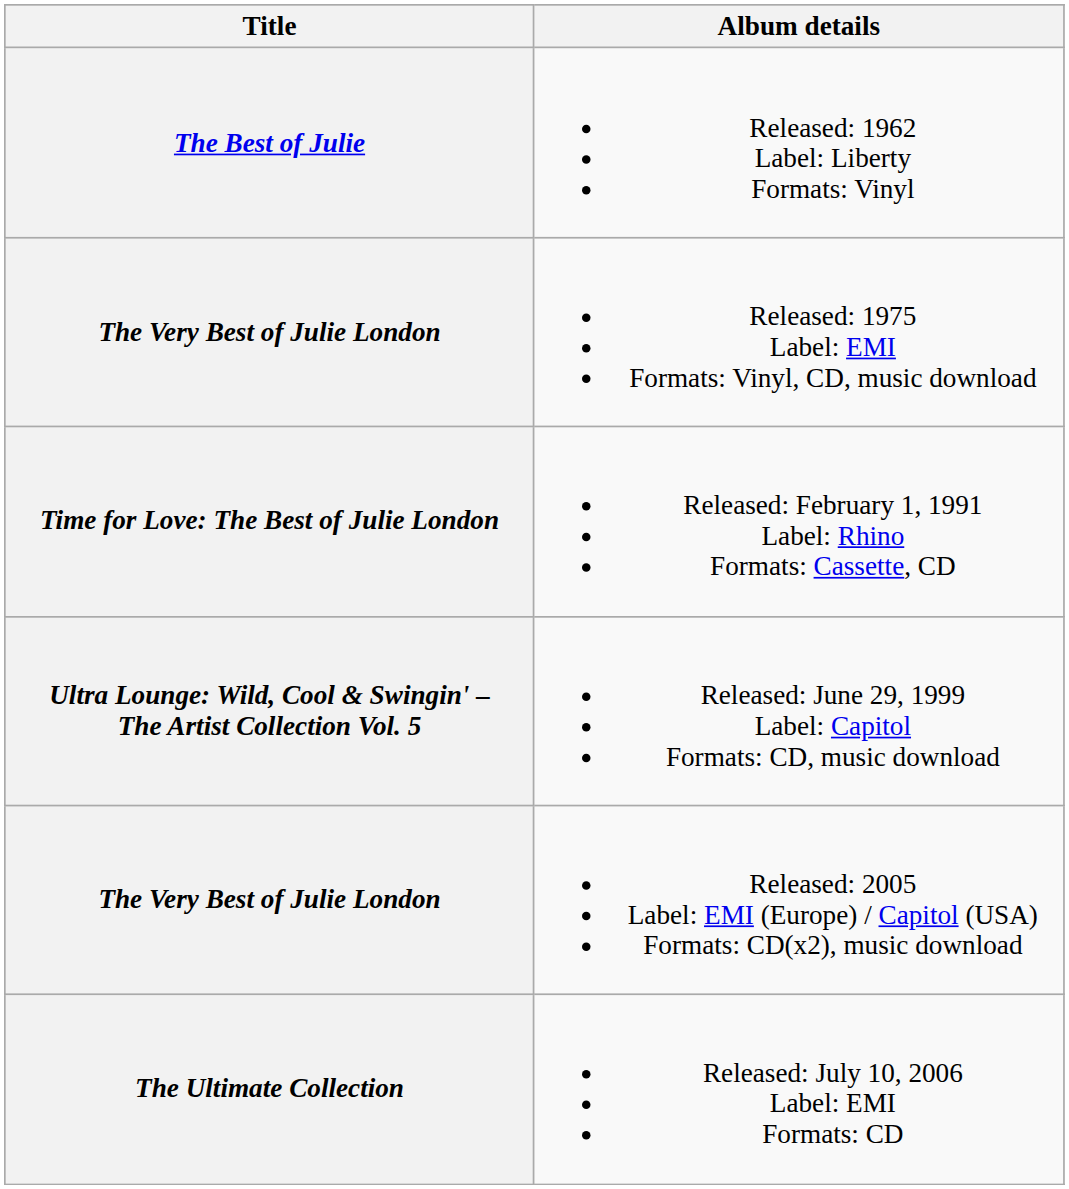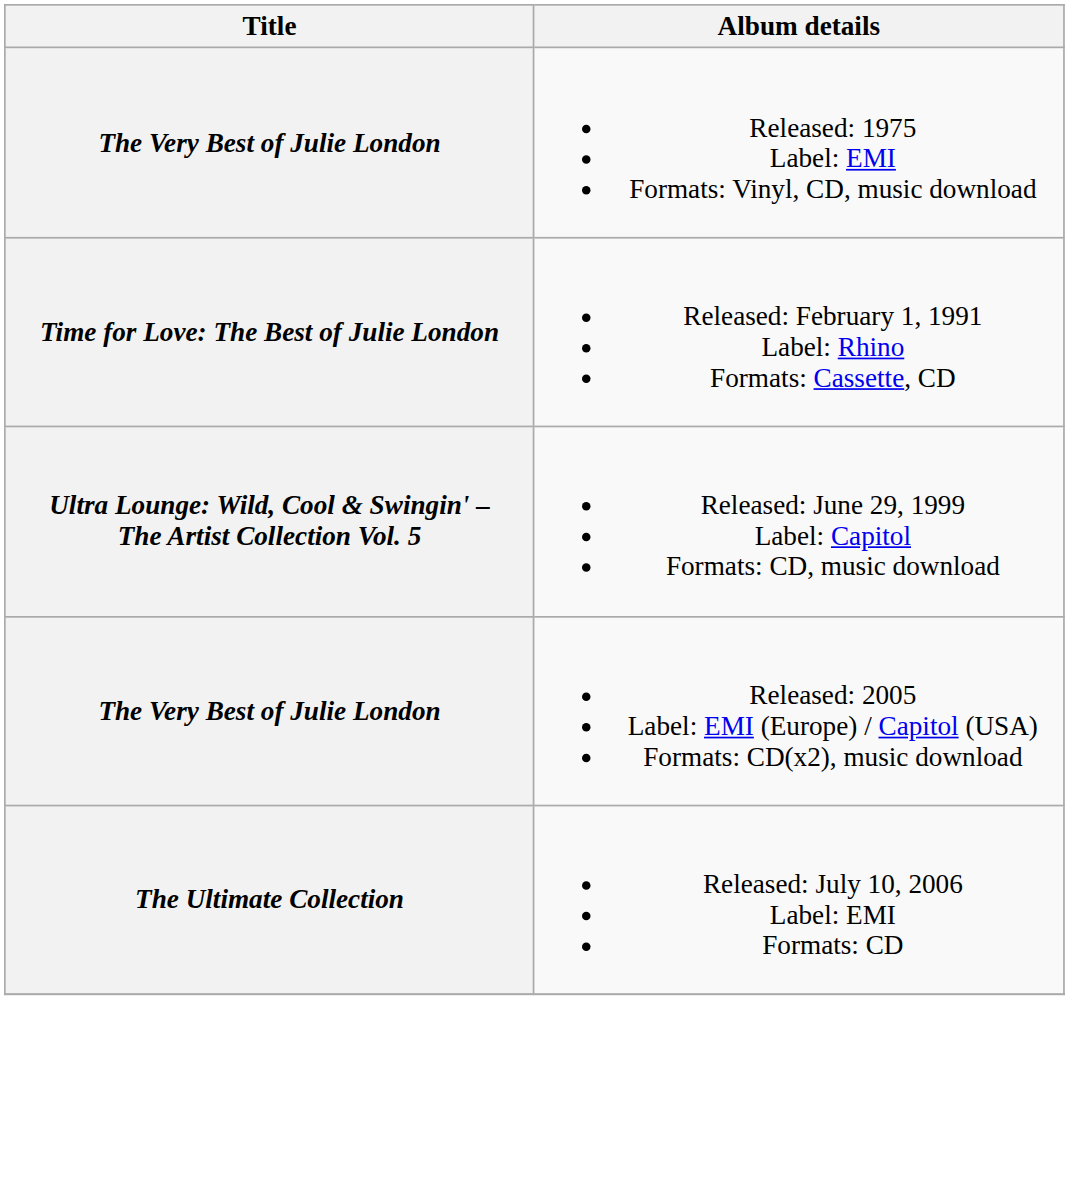- row: (799, 158)
